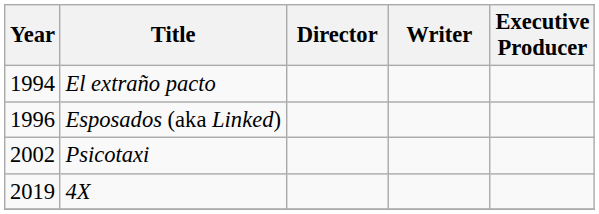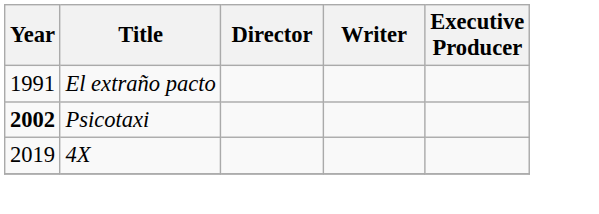(32, 83) 1994 -> (32, 83) 1991
- row: (173, 119)
(32, 155) normal -> (32, 119) bold
